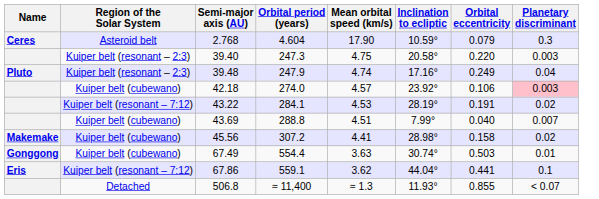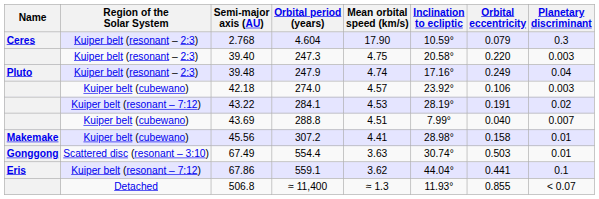(128, 40) Asteroid belt -> (136, 40) Kuiper belt (resonant – 2:3)
(545, 89) pink background -> (561, 89) no background
(545, 137) 0.02 -> (561, 137) 0.01
(128, 154) Kuiper belt (cubewano) -> (136, 154) Scattered disc (resonant – 3:10)
